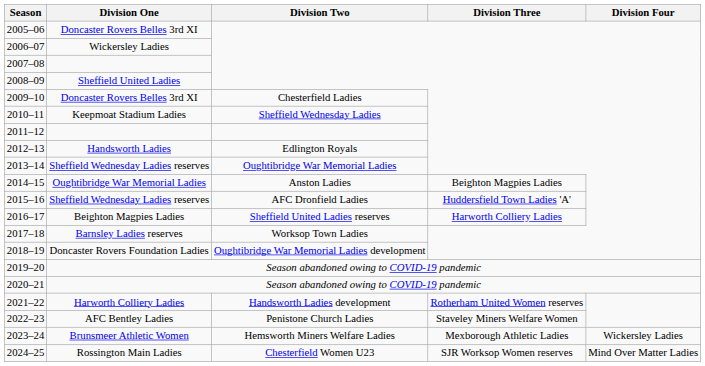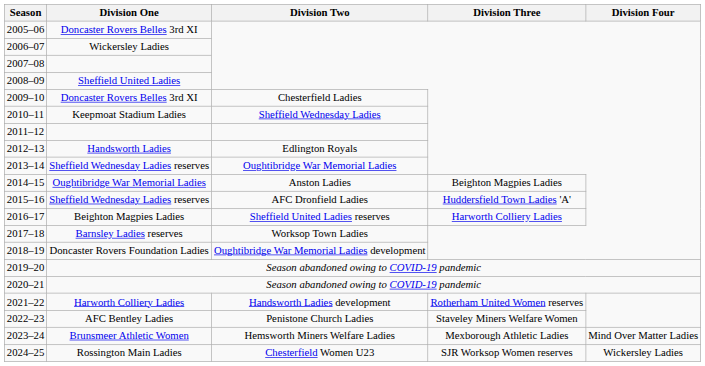(643, 336) Wickersley Ladies -> (643, 336) Mind Over Matter Ladies
(643, 353) Mind Over Matter Ladies -> (643, 353) Wickersley Ladies
